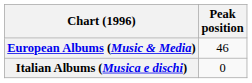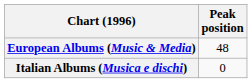(223, 48) 46 -> (223, 48) 48
